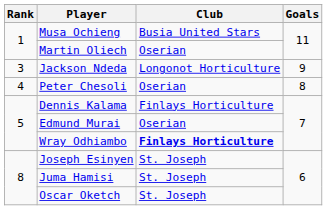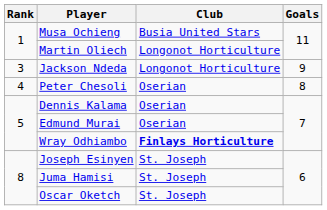(162, 50) Oserian -> (210, 50) Longonot Horticulture
(206, 105) Finlays Horticulture -> (162, 105) Oserian
